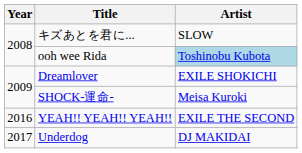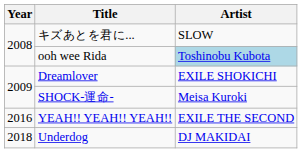(20, 137) 2017 -> (20, 137) 2018
